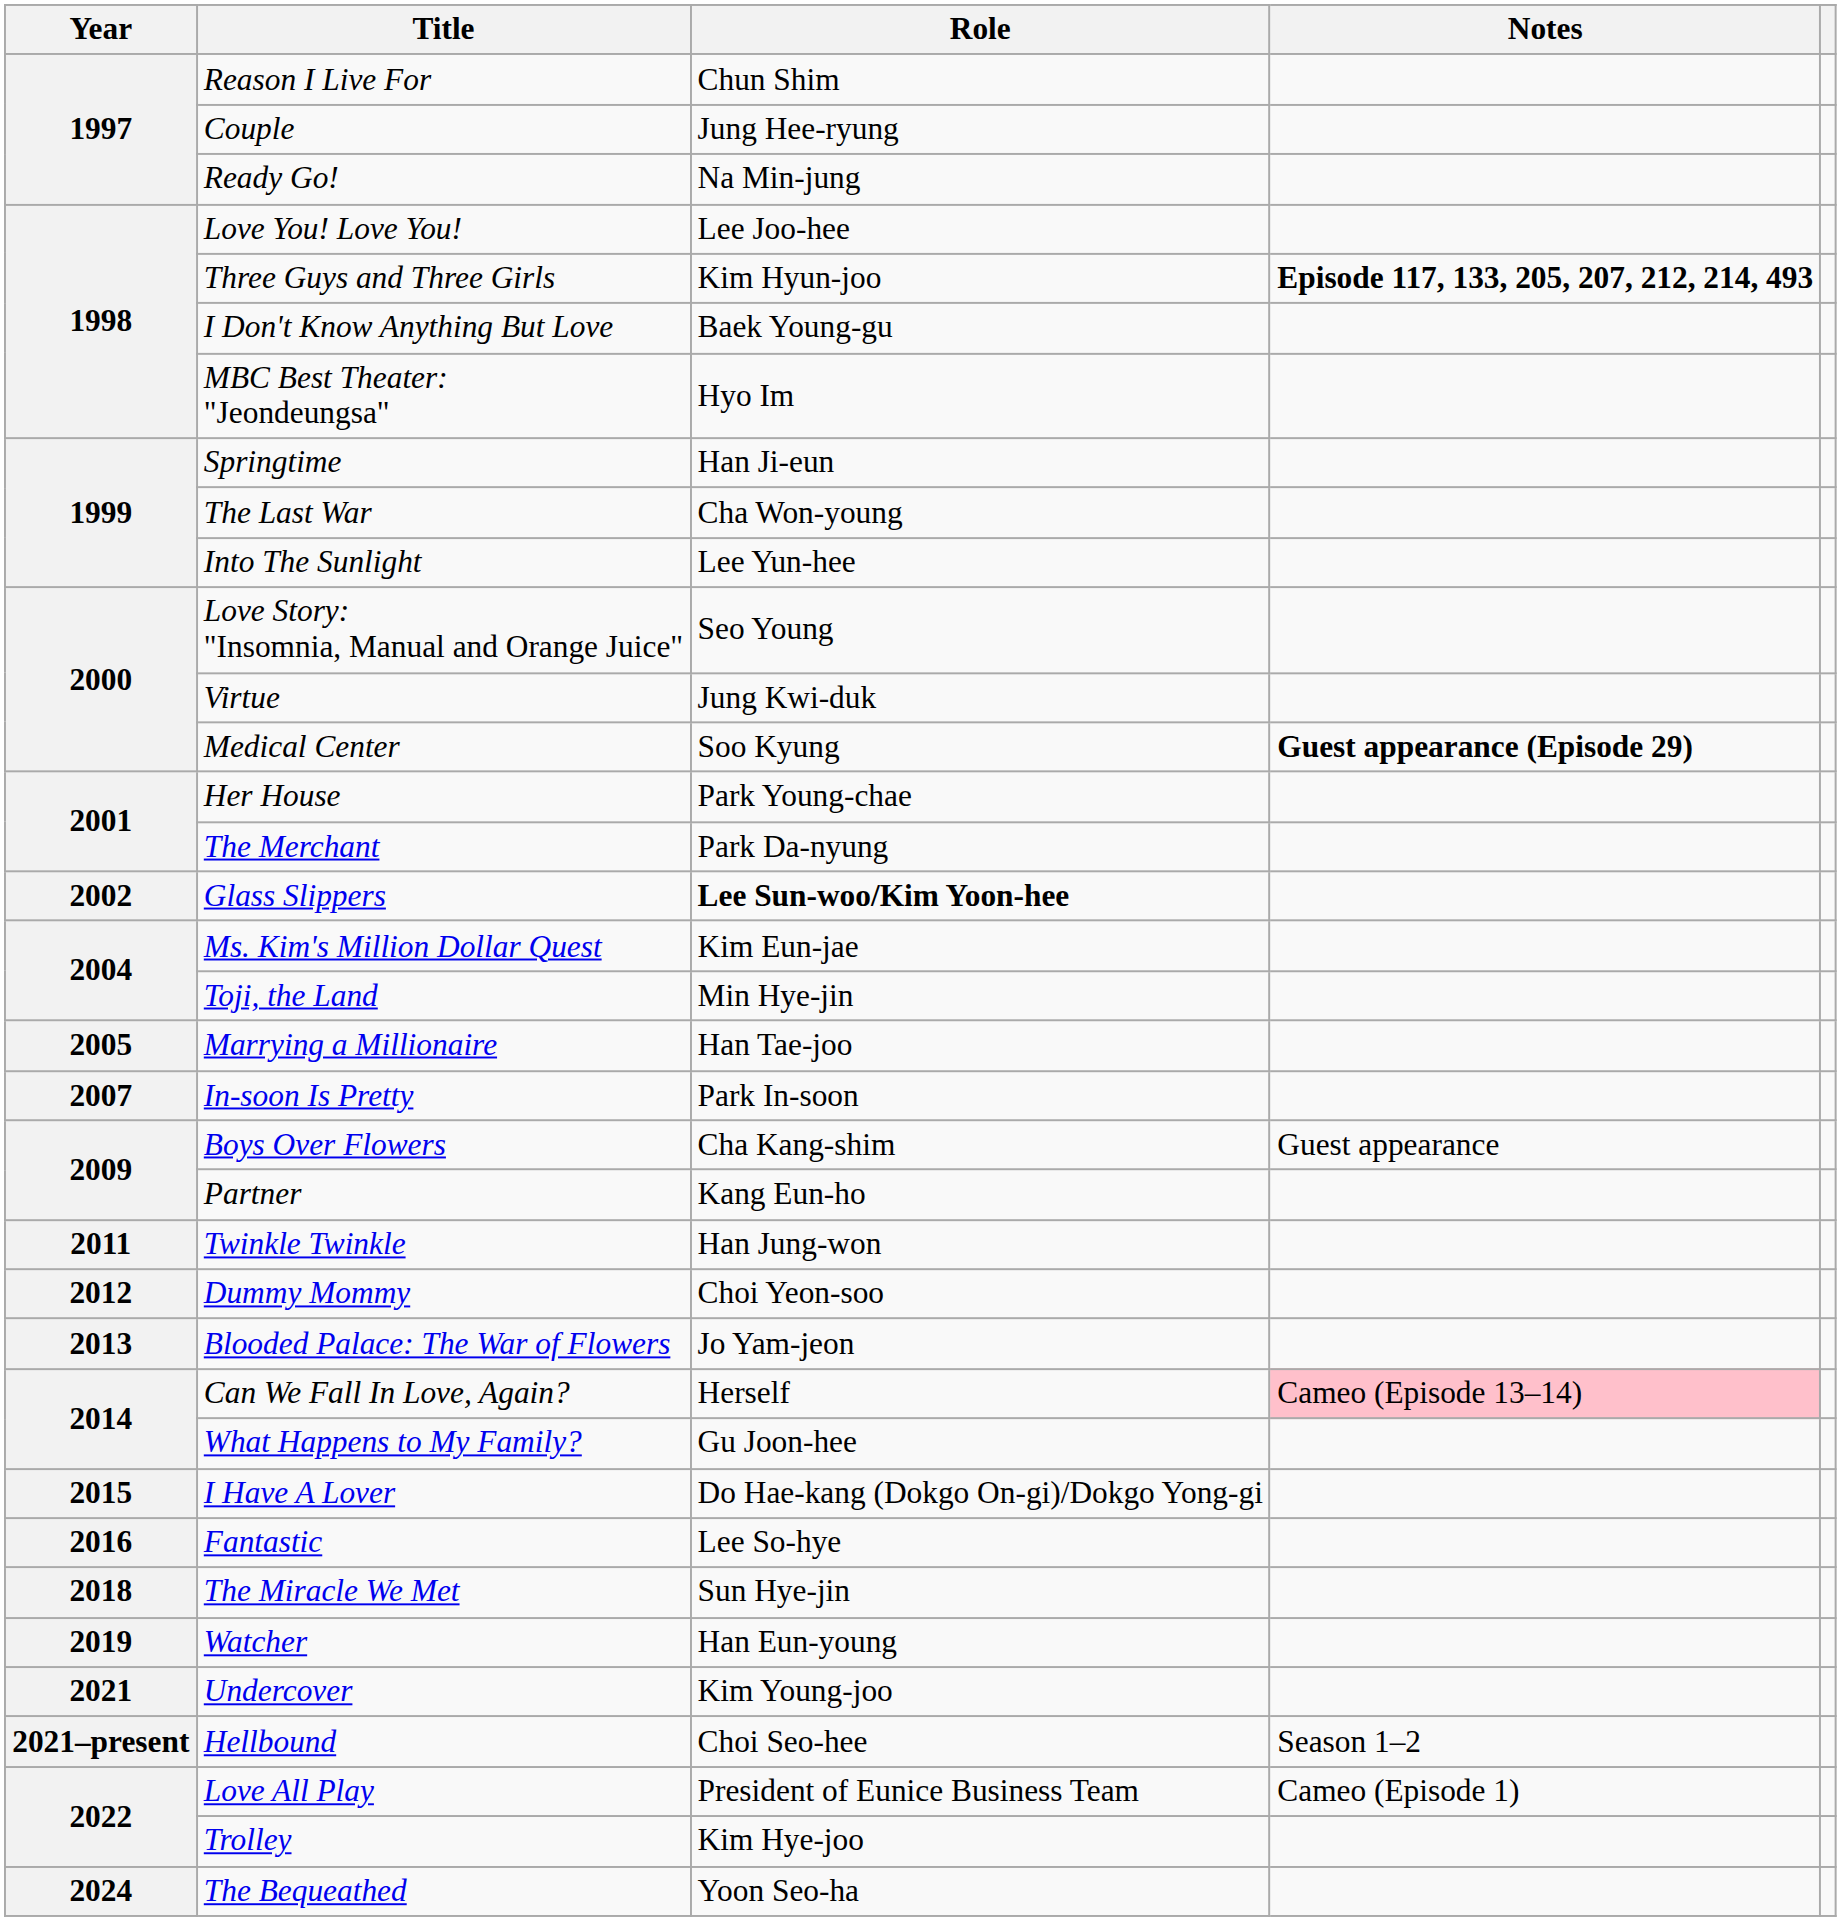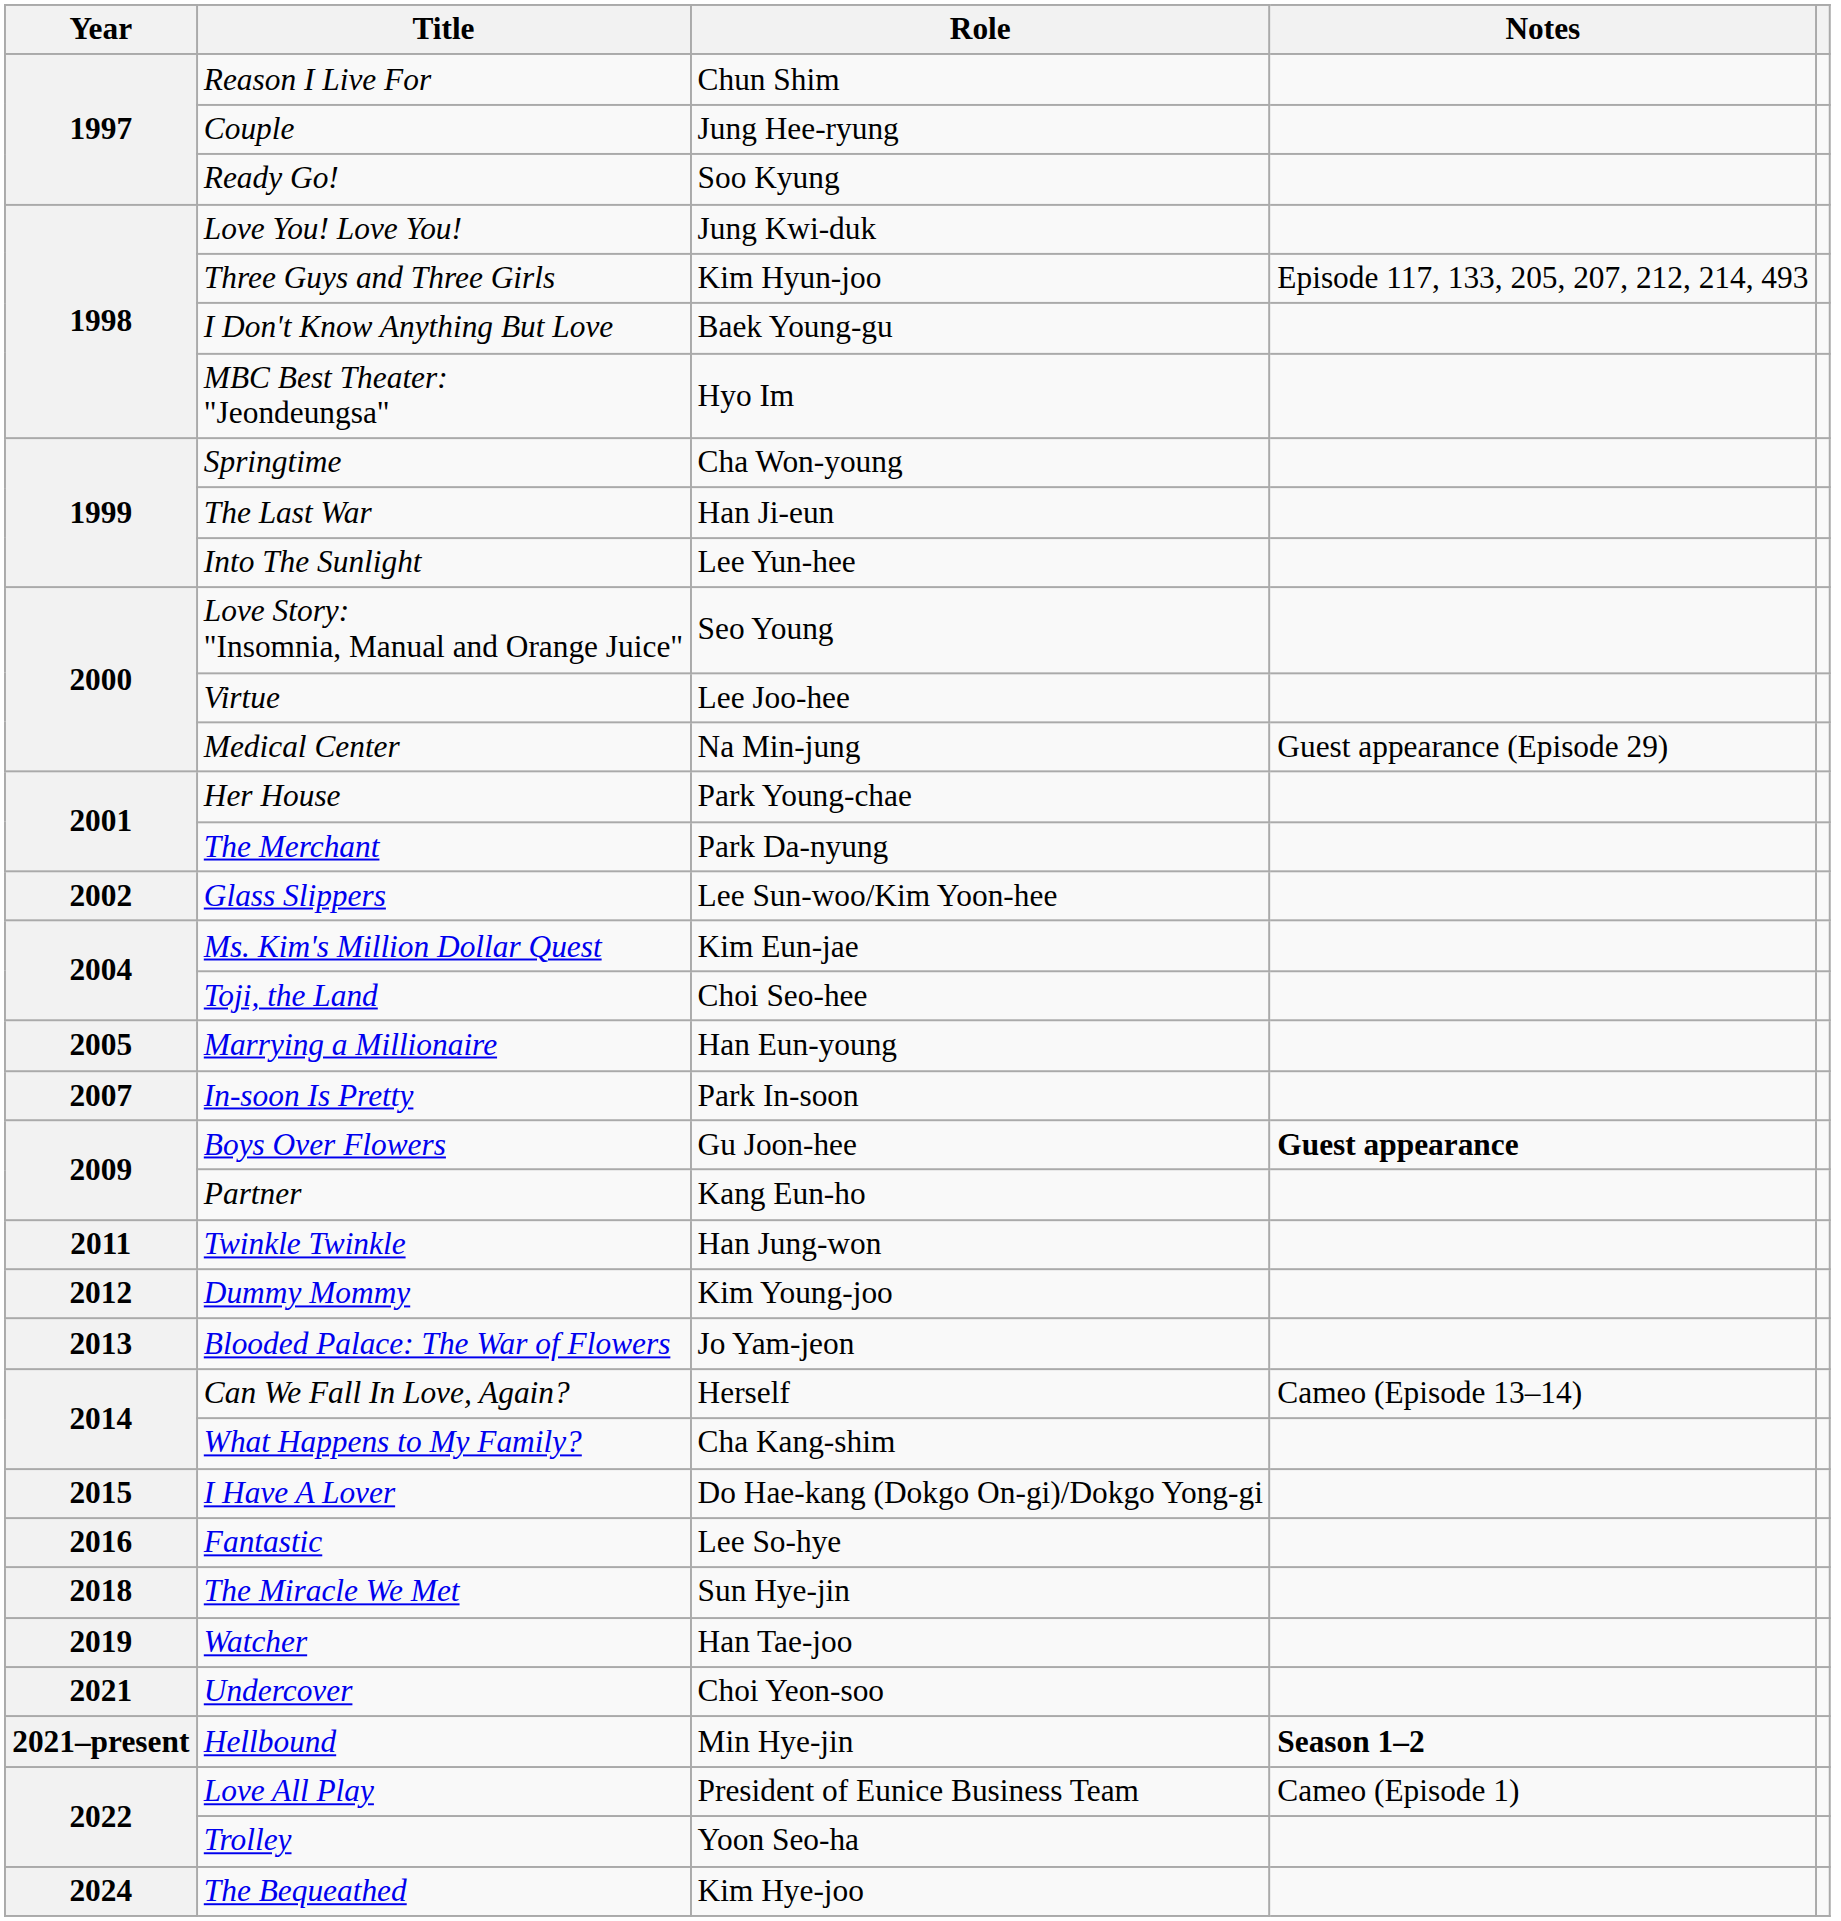(779, 178) Na Min-jung -> (769, 178) Soo Kyung
(774, 228) Lee Joo-hee -> (787, 228) Jung Kwi-duk
(1545, 278) bold -> (1543, 278) normal
(766, 462) Han Ji-eun -> (800, 462) Cha Won-young
(800, 512) Cha Won-young -> (766, 512) Han Ji-eun
(787, 696) Jung Kwi-duk -> (774, 696) Lee Joo-hee
(769, 746) Soo Kyung -> (779, 746) Na Min-jung
(1485, 746) bold -> (1473, 746) normal
(883, 895) bold -> (877, 895) normal
(776, 995) Min Hye-jin -> (782, 995) Choi Seo-hee
(775, 1044) Han Tae-joo -> (797, 1044) Han Eun-young
(796, 1144) Cha Kang-shim -> (777, 1144) Gu Joon-hee
(1388, 1144) normal -> (1398, 1144) bold
(791, 1293) Choi Yeon-soo -> (795, 1293) Kim Young-joo
(1430, 1393) pink background -> (1430, 1393) no background
(777, 1442) Gu Joon-hee -> (796, 1442) Cha Kang-shim
(797, 1641) Han Eun-young -> (775, 1641) Han Tae-joo
(795, 1691) Kim Young-joo -> (791, 1691) Choi Yeon-soo
(782, 1741) Choi Seo-hee -> (776, 1741) Min Hye-jin
(1349, 1741) normal -> (1351, 1741) bold
(781, 1840) Kim Hye-joo -> (778, 1840) Yoon Seo-ha
(778, 1890) Yoon Seo-ha -> (781, 1890) Kim Hye-joo
